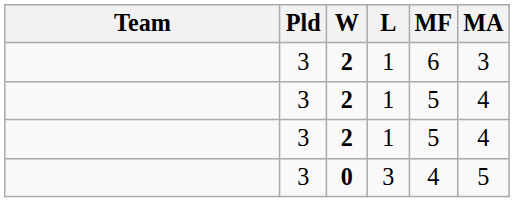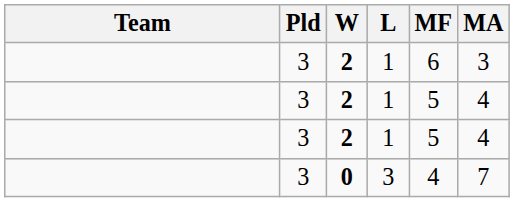(483, 176) 5 -> (483, 176) 7
